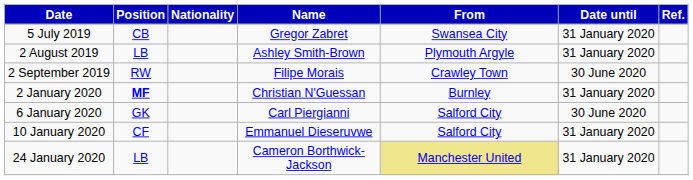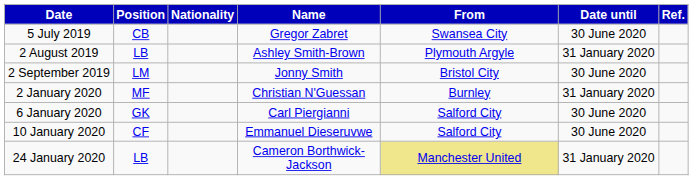(609, 34) 31 January 2020 -> (609, 34) 30 June 2020
- row: (309, 73)
+ row: (309, 73)
(141, 93) bold -> (141, 93) normal
(609, 132) 31 January 2020 -> (609, 132) 30 June 2020
